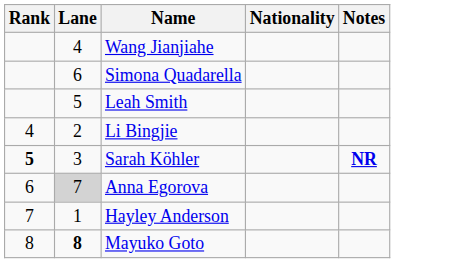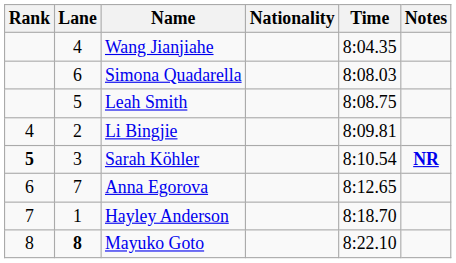+ column: (370, 18)
(78, 187) lightgrey background -> (78, 187) no background
